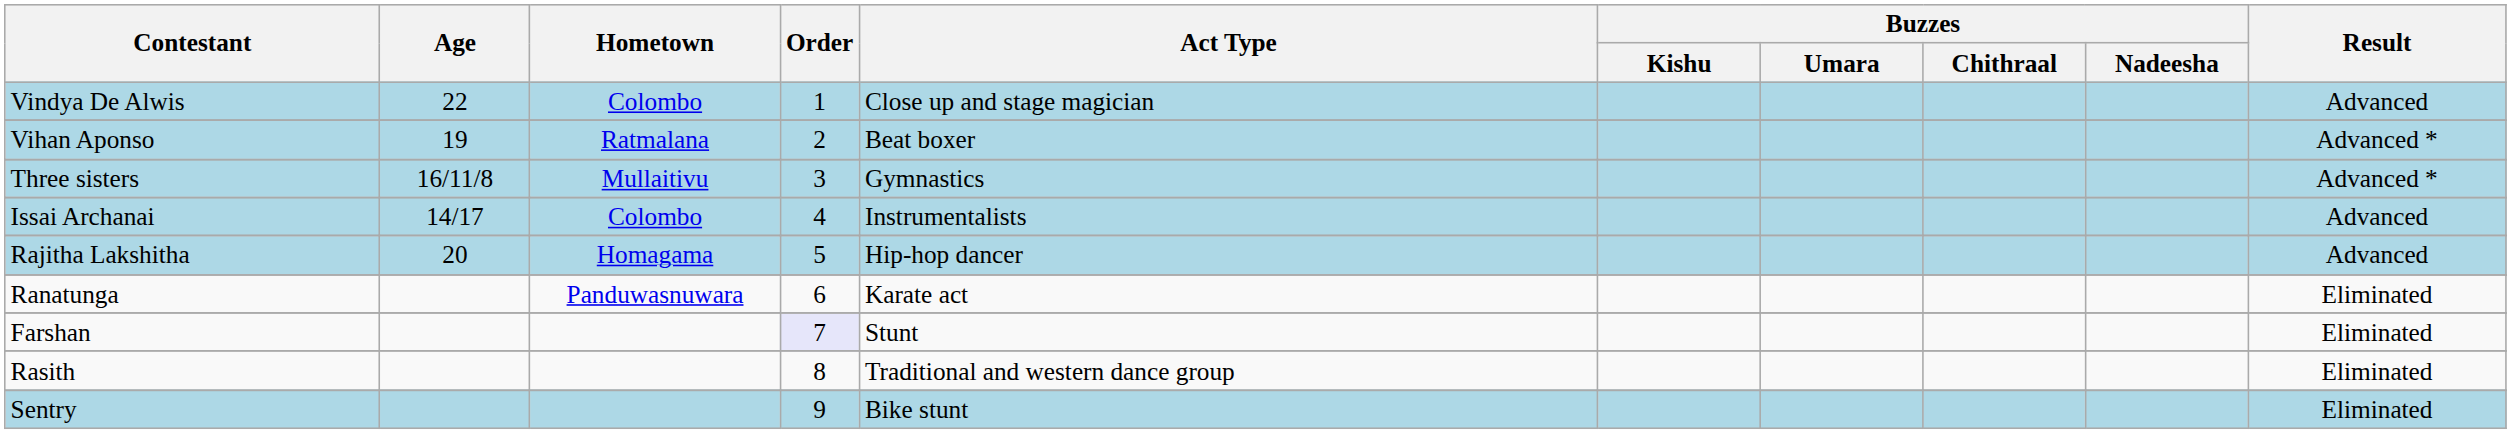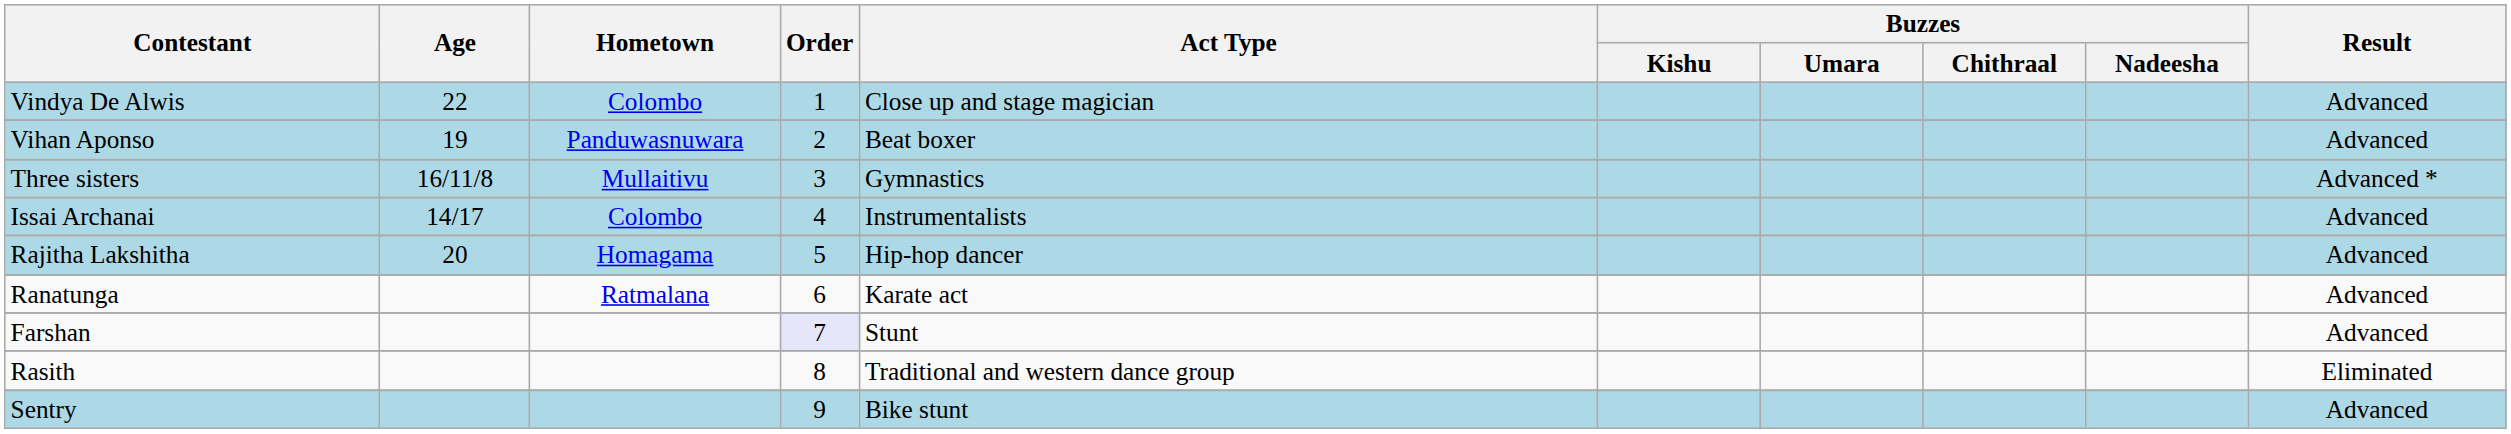(655, 140) Ratmalana -> (655, 140) Panduwasnuwara
(2377, 140) Advanced * -> (2377, 140) Advanced
(655, 294) Panduwasnuwara -> (655, 294) Ratmalana
(2377, 294) Eliminated -> (2377, 294) Advanced
(2377, 332) Eliminated -> (2377, 332) Advanced
(2377, 409) Eliminated -> (2377, 409) Advanced
